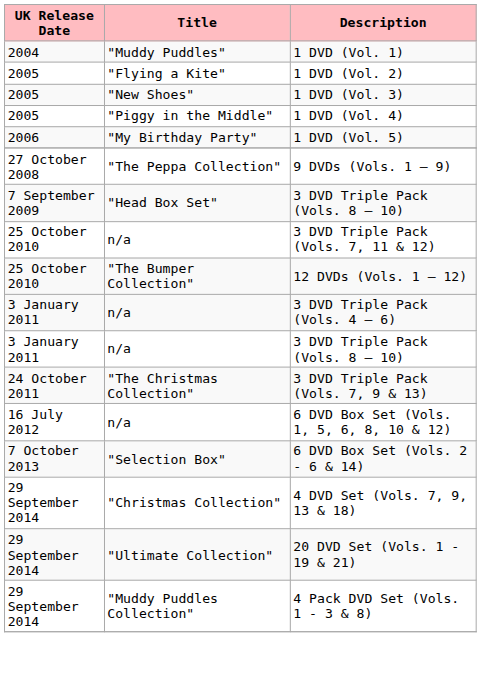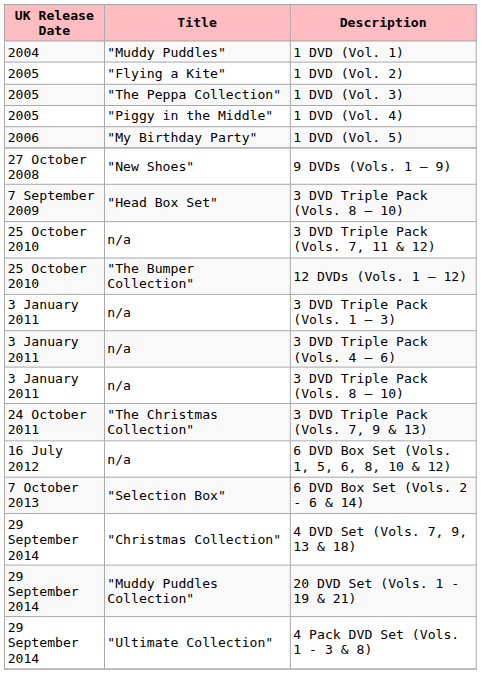(151, 95) "New Shoes" -> (194, 95) "The Peppa Collection"
(194, 166) "The Peppa Collection" -> (151, 166) "New Shoes"
+ row: (43, 313)
(190, 555) "Ultimate Collection" -> (163, 591) "Muddy Puddles Collection"
(163, 606) "Muddy Puddles Collection" -> (190, 643) "Ultimate Collection"
